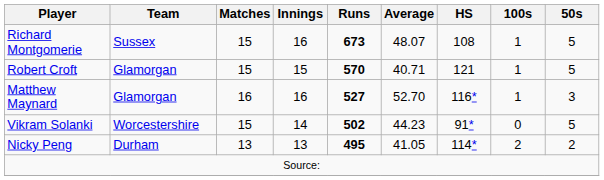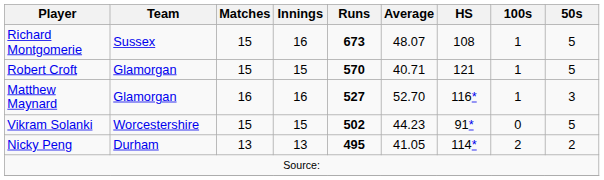(300, 124) 14 -> (300, 124) 15
